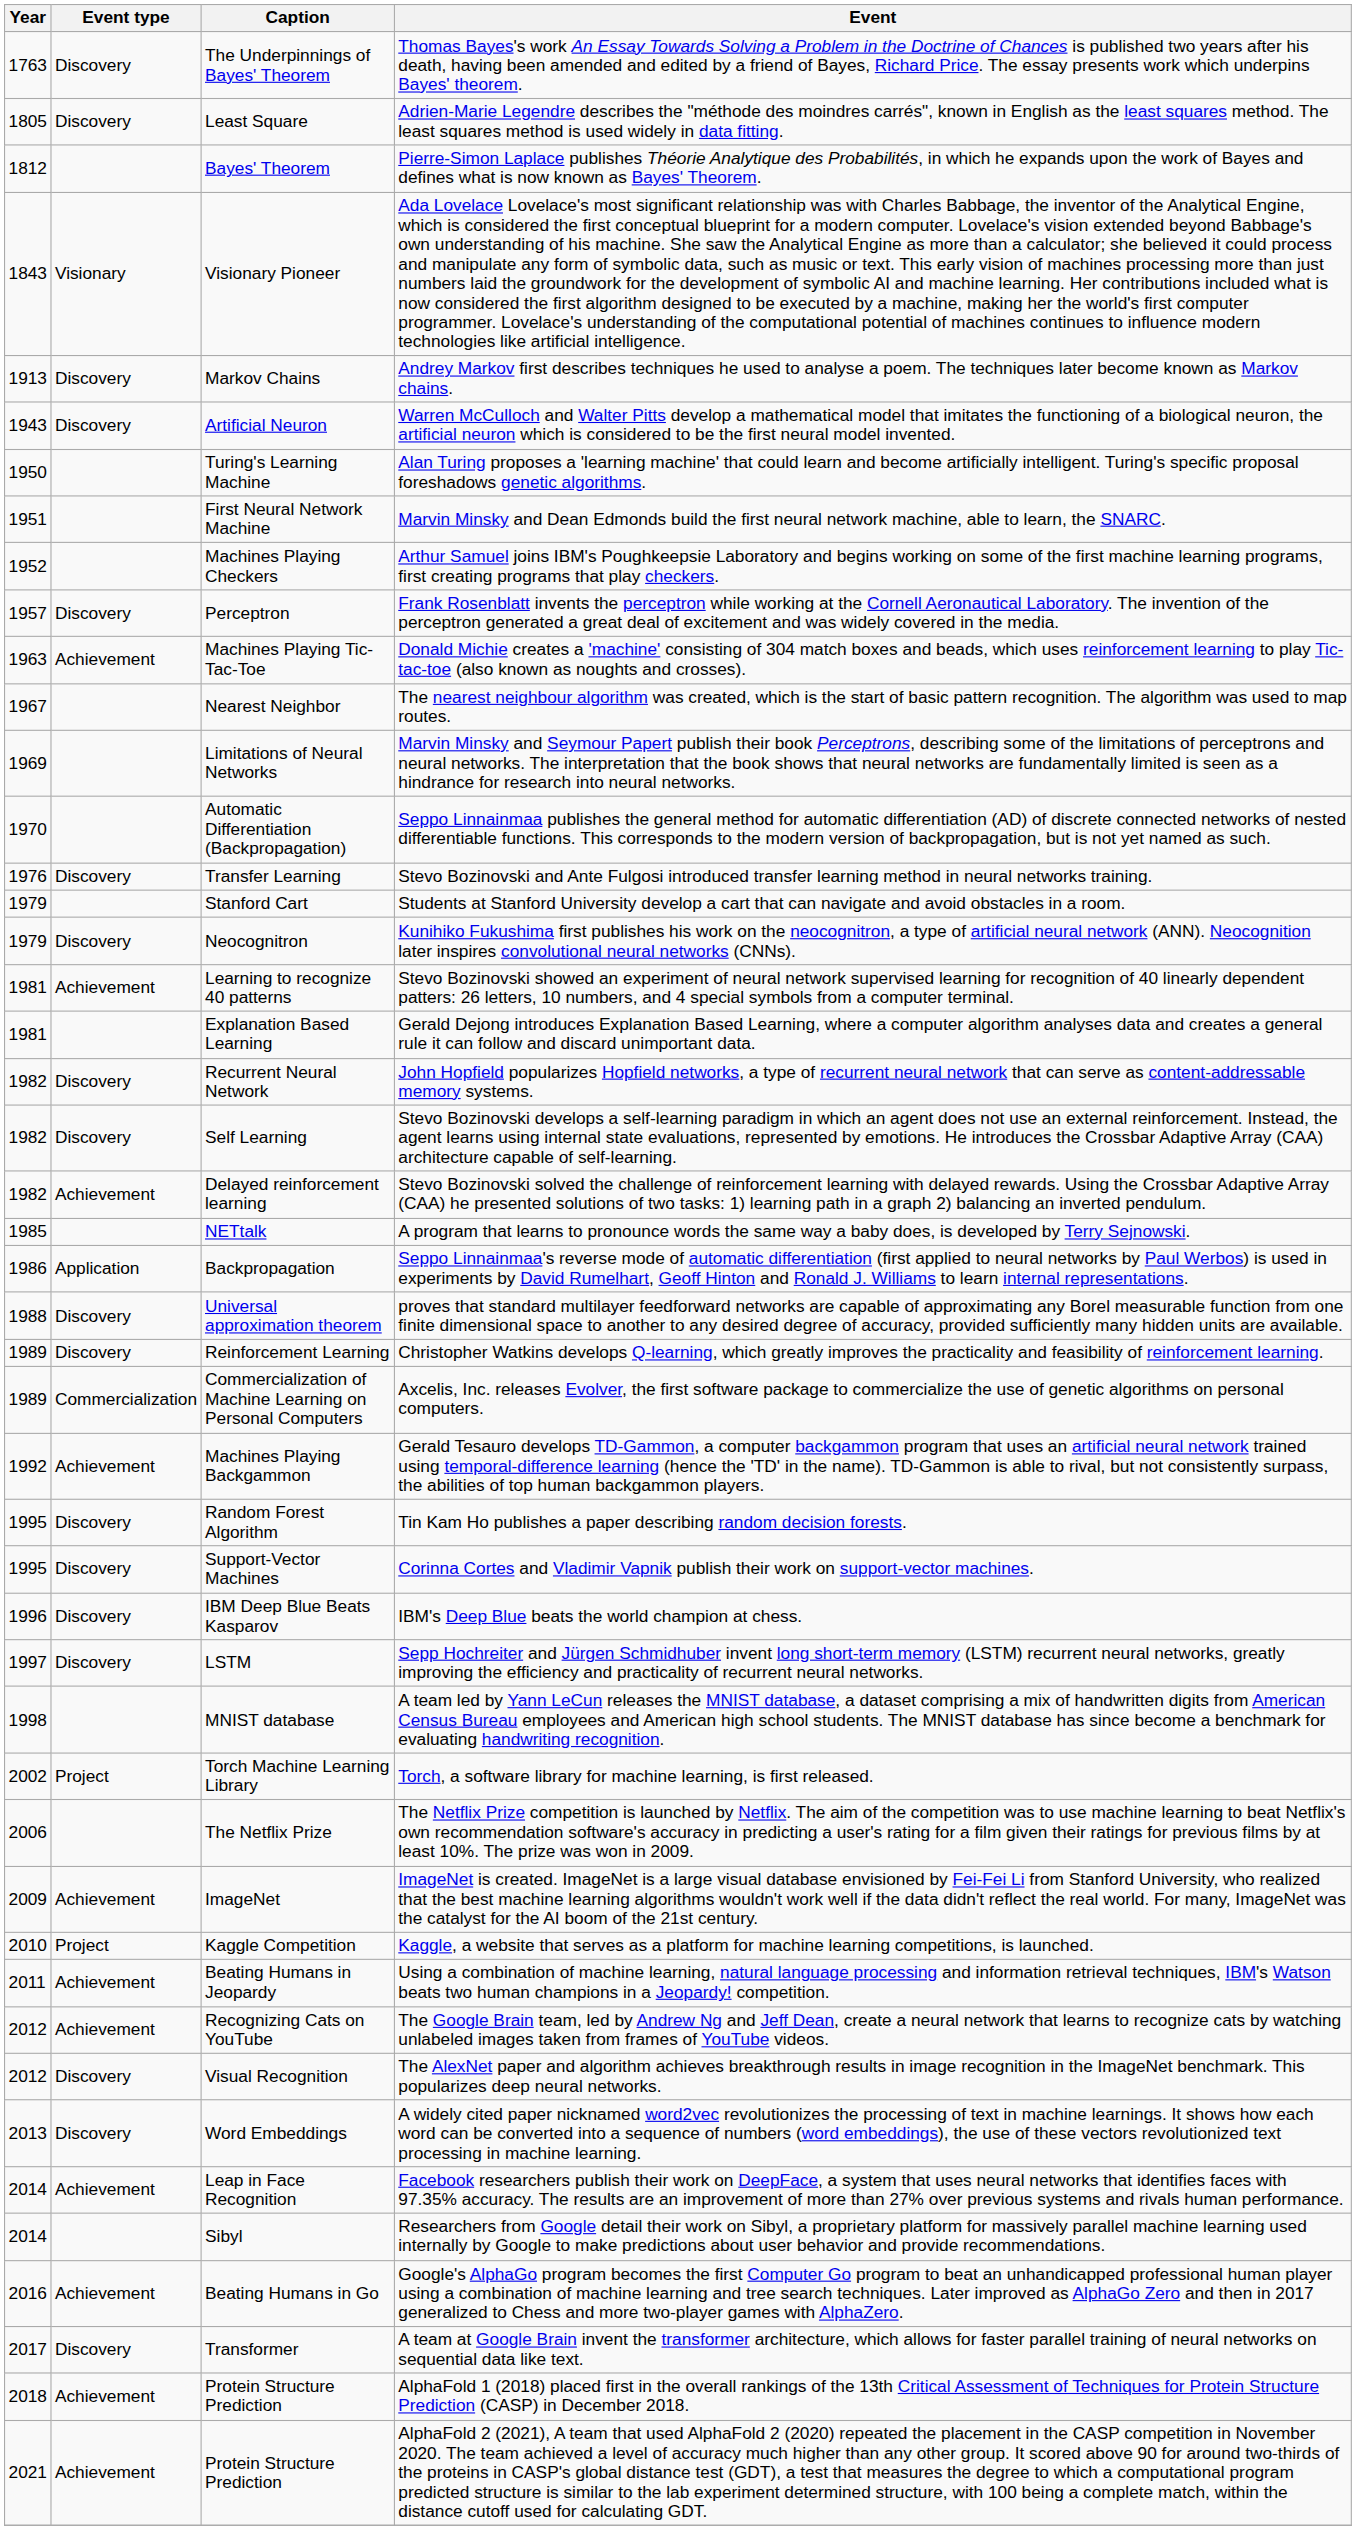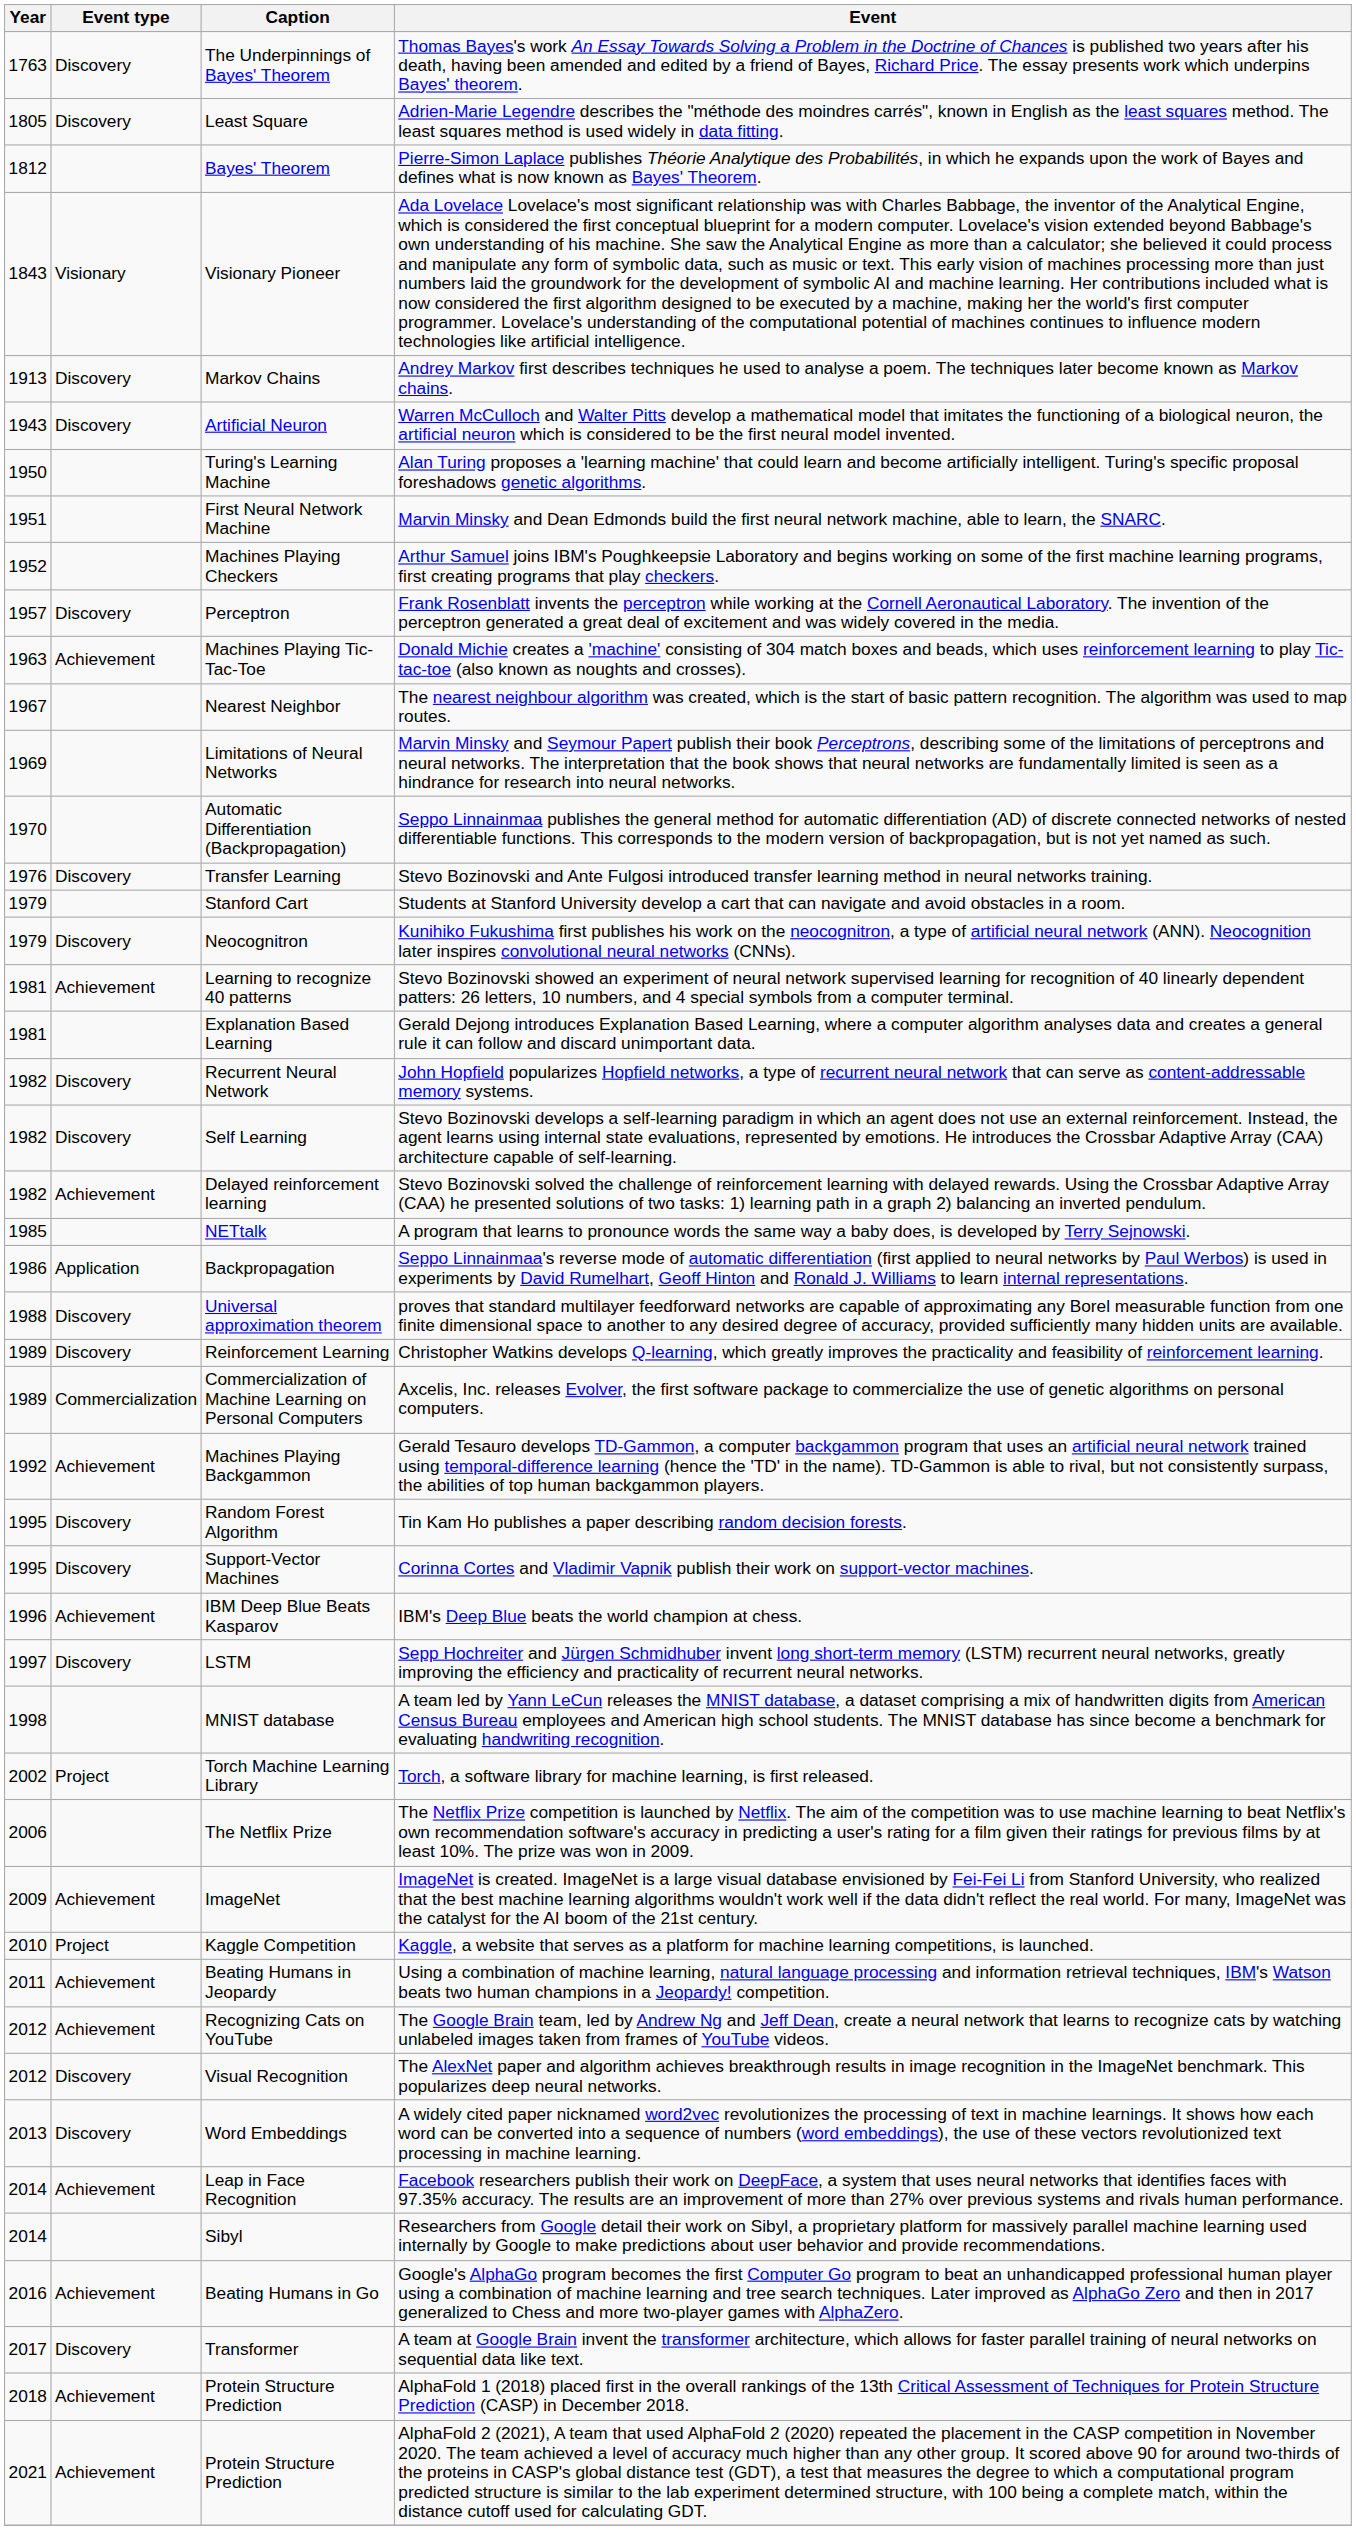(93, 1616) Discovery -> (105, 1616) Achievement
